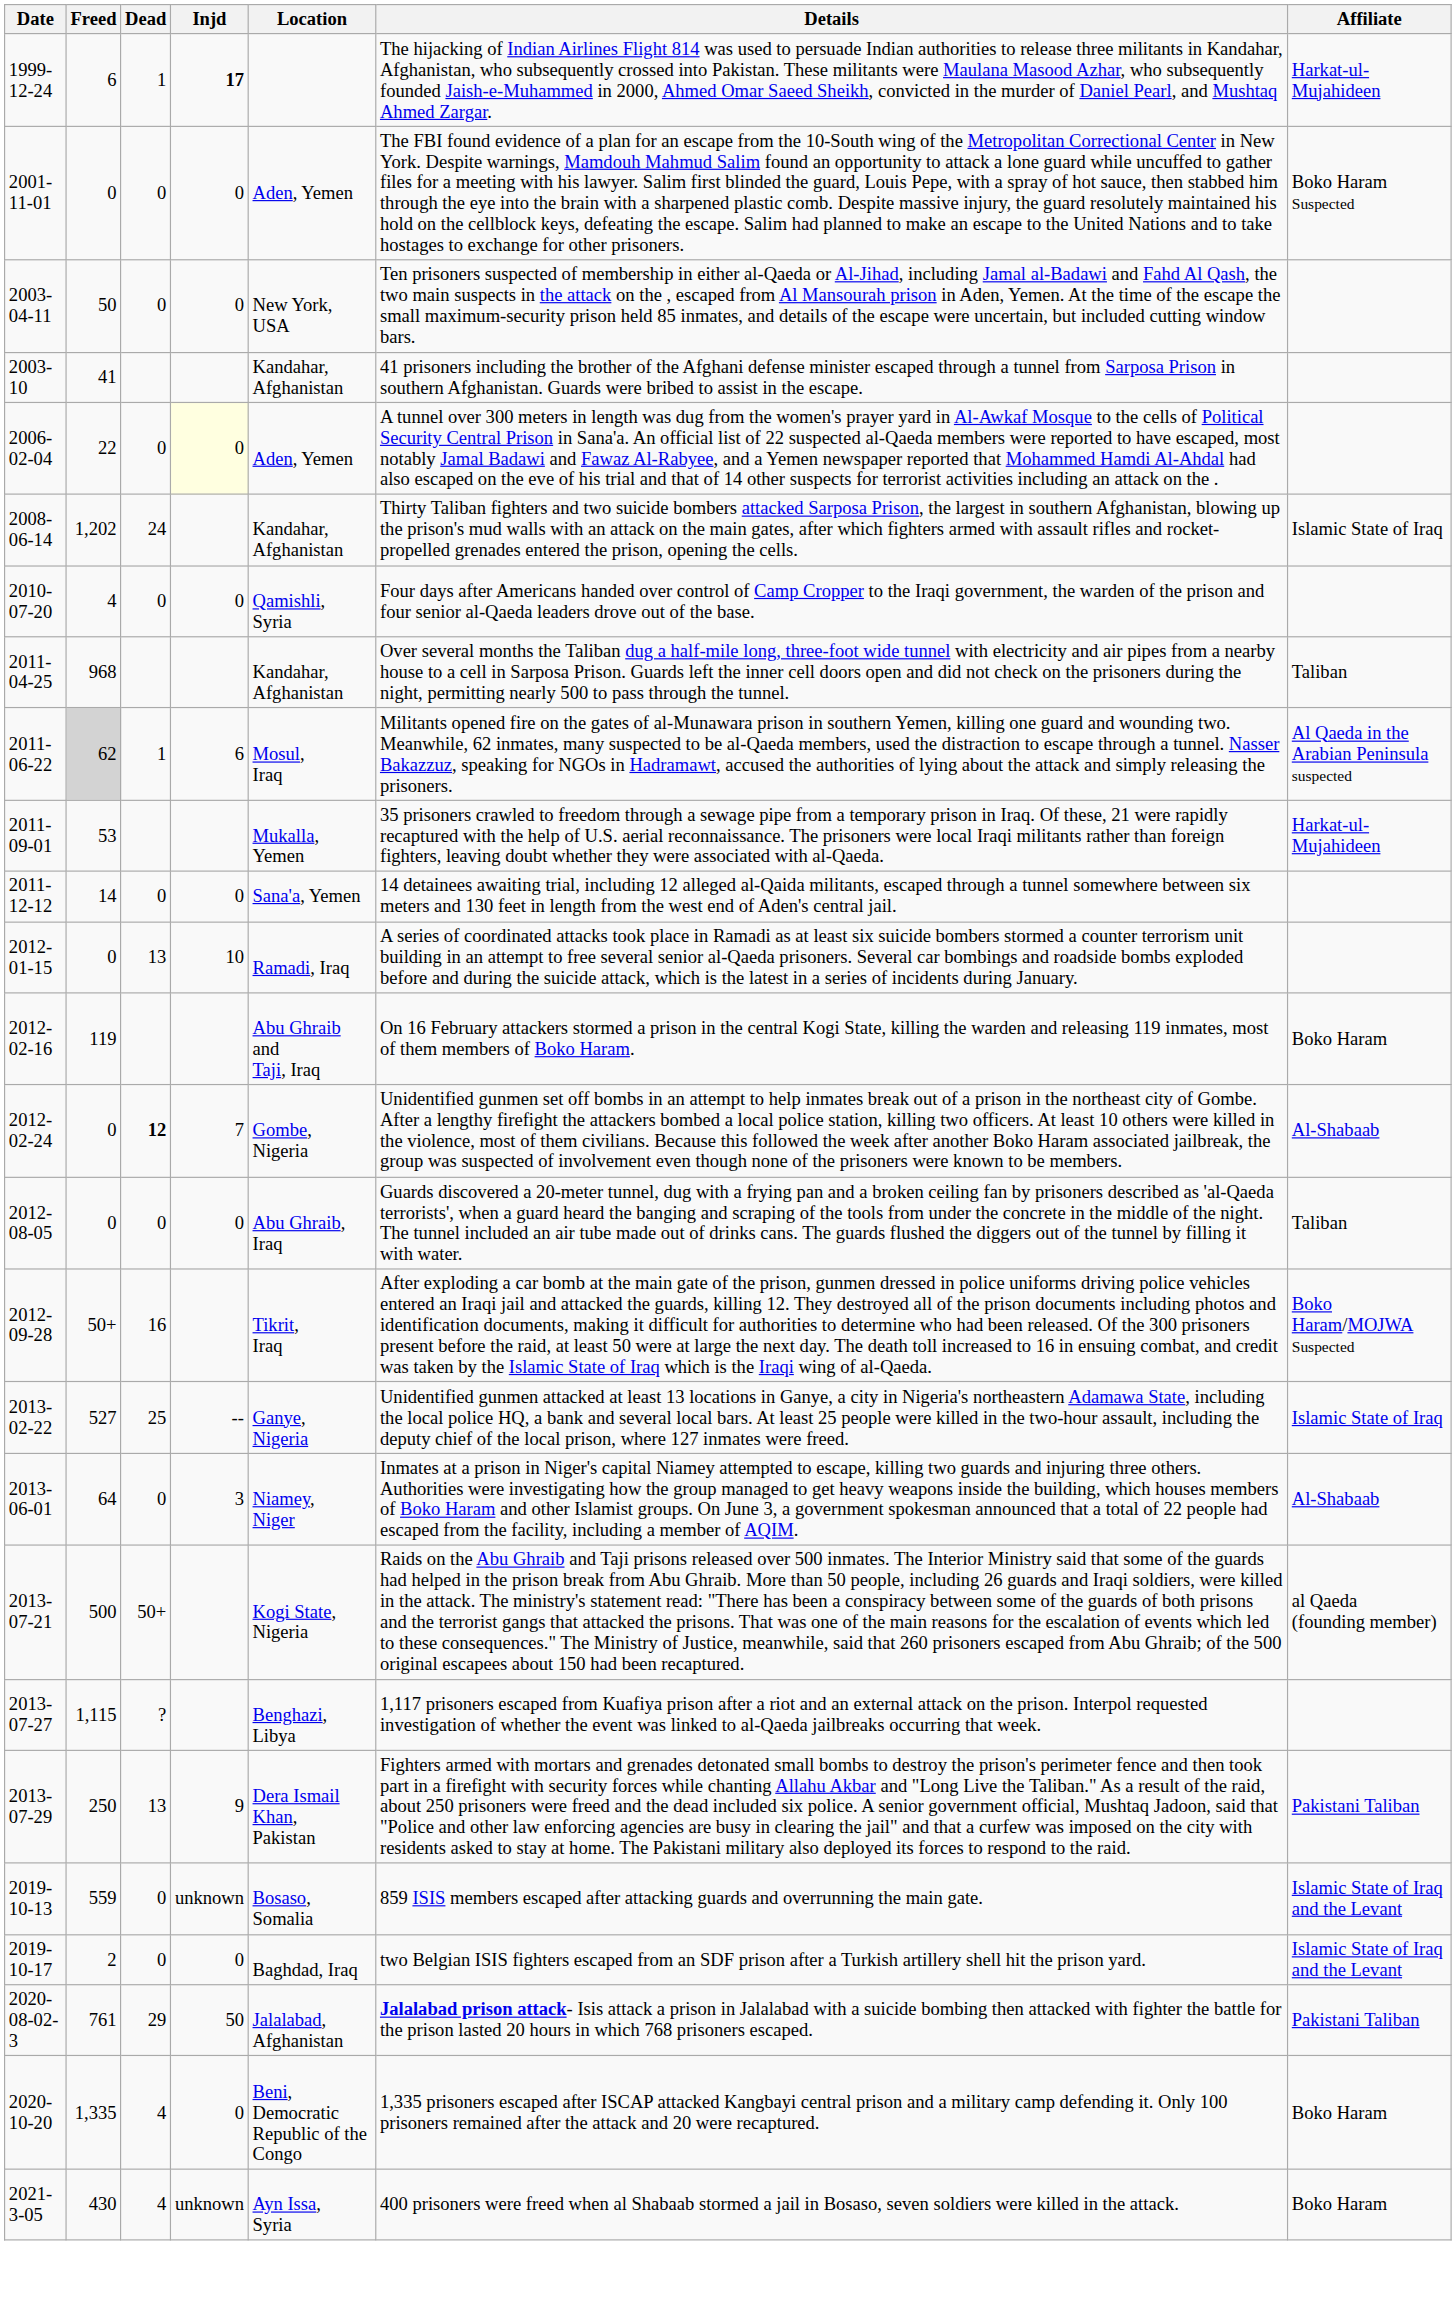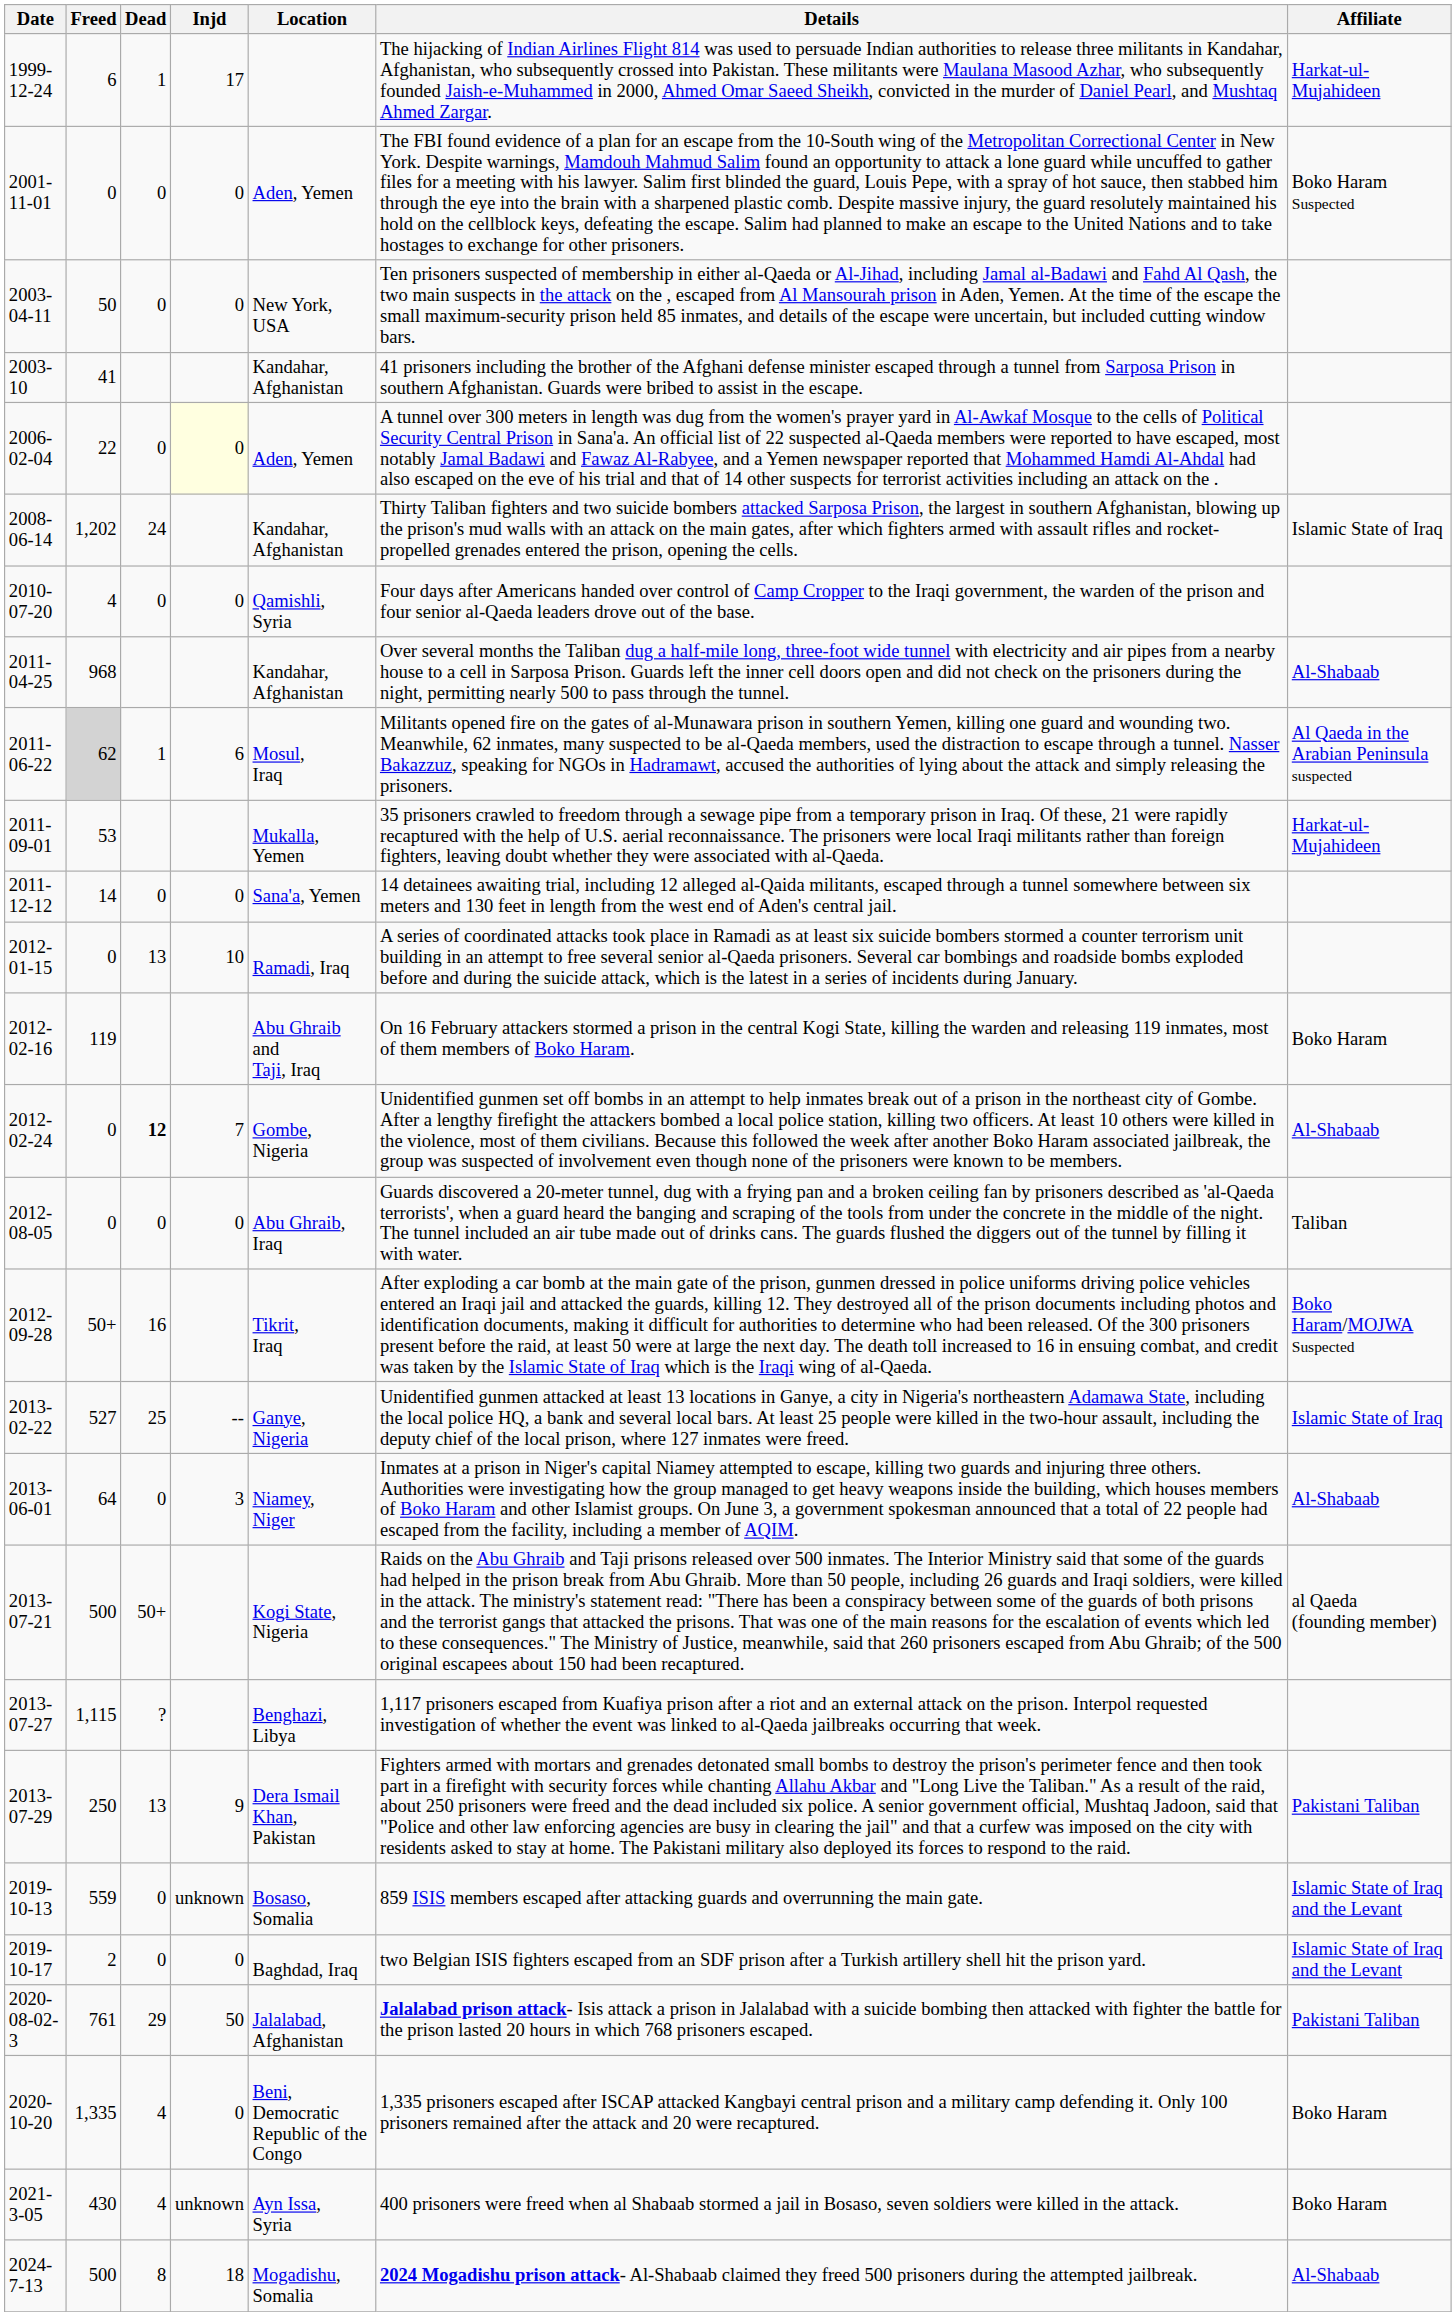(235, 79) bold -> (235, 79) normal
(1319, 672) Taliban -> (1336, 672) Al-Shabaab
+ row: (31, 2275)
